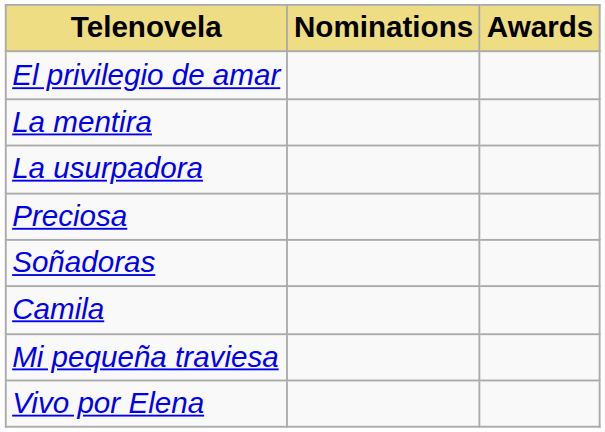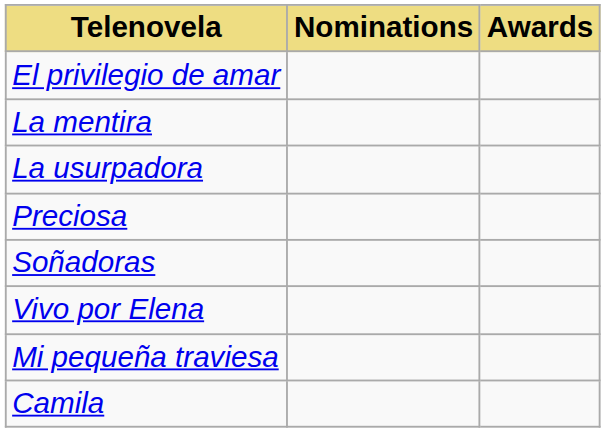rows swapped: (108, 403) <-> (58, 309)
